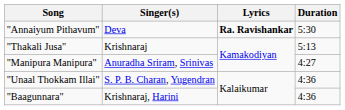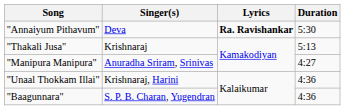(160, 80) S. P. B. Charan, Yugendran -> (141, 80) Krishnaraj, Harini
(141, 97) Krishnaraj, Harini -> (160, 97) S. P. B. Charan, Yugendran
